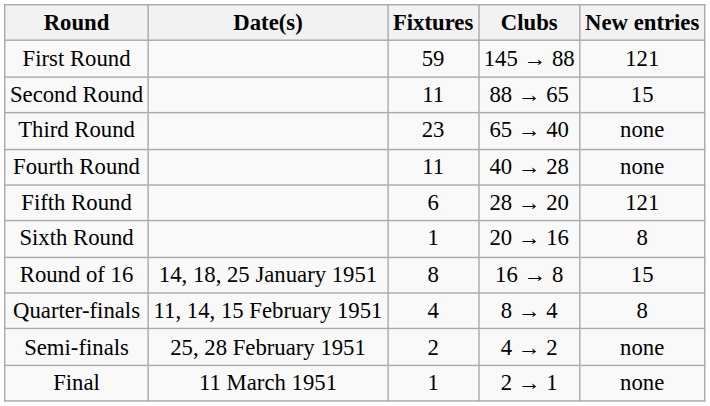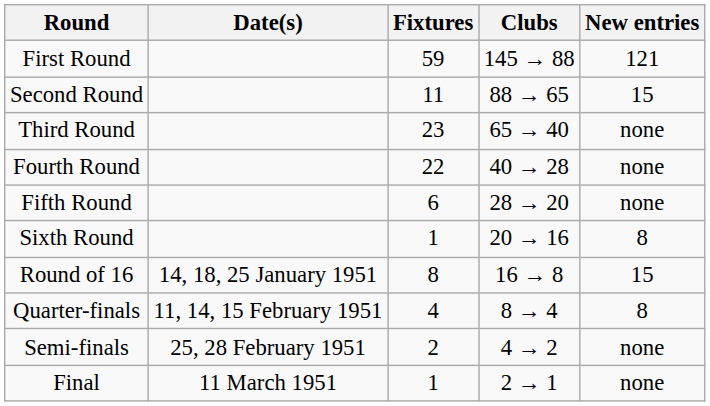(433, 166) 11 -> (433, 166) 22
(642, 202) 121 -> (642, 202) none
